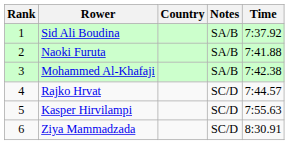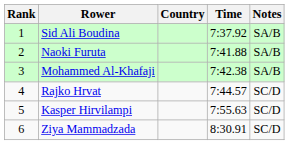columns swapped: (263, 14) <-> (225, 14)
